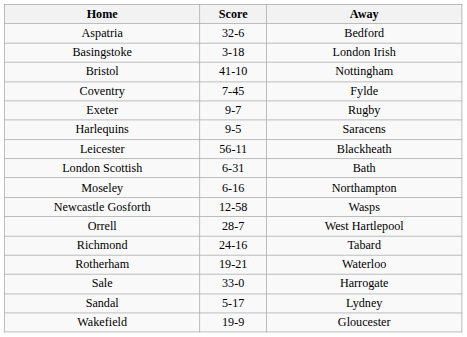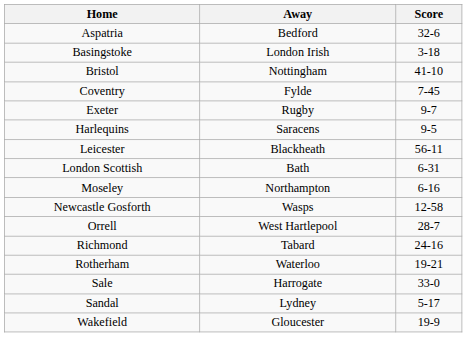columns swapped: (364, 14) <-> (233, 14)
